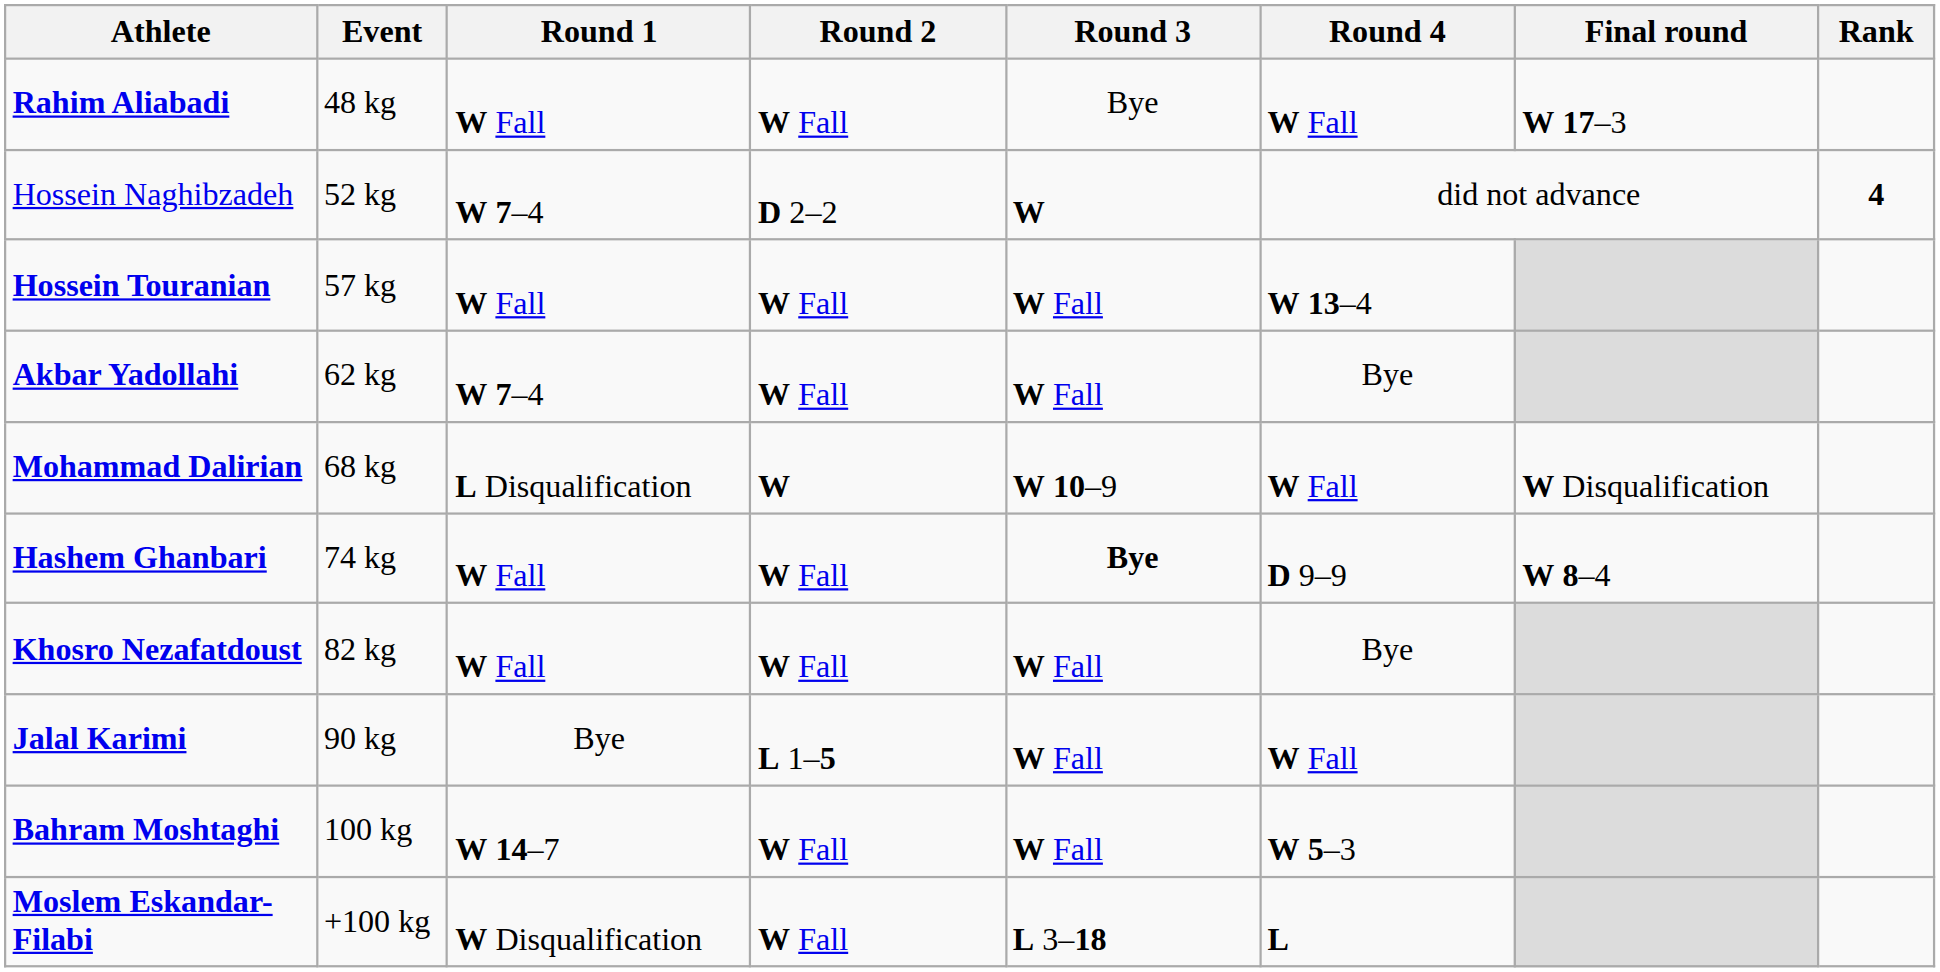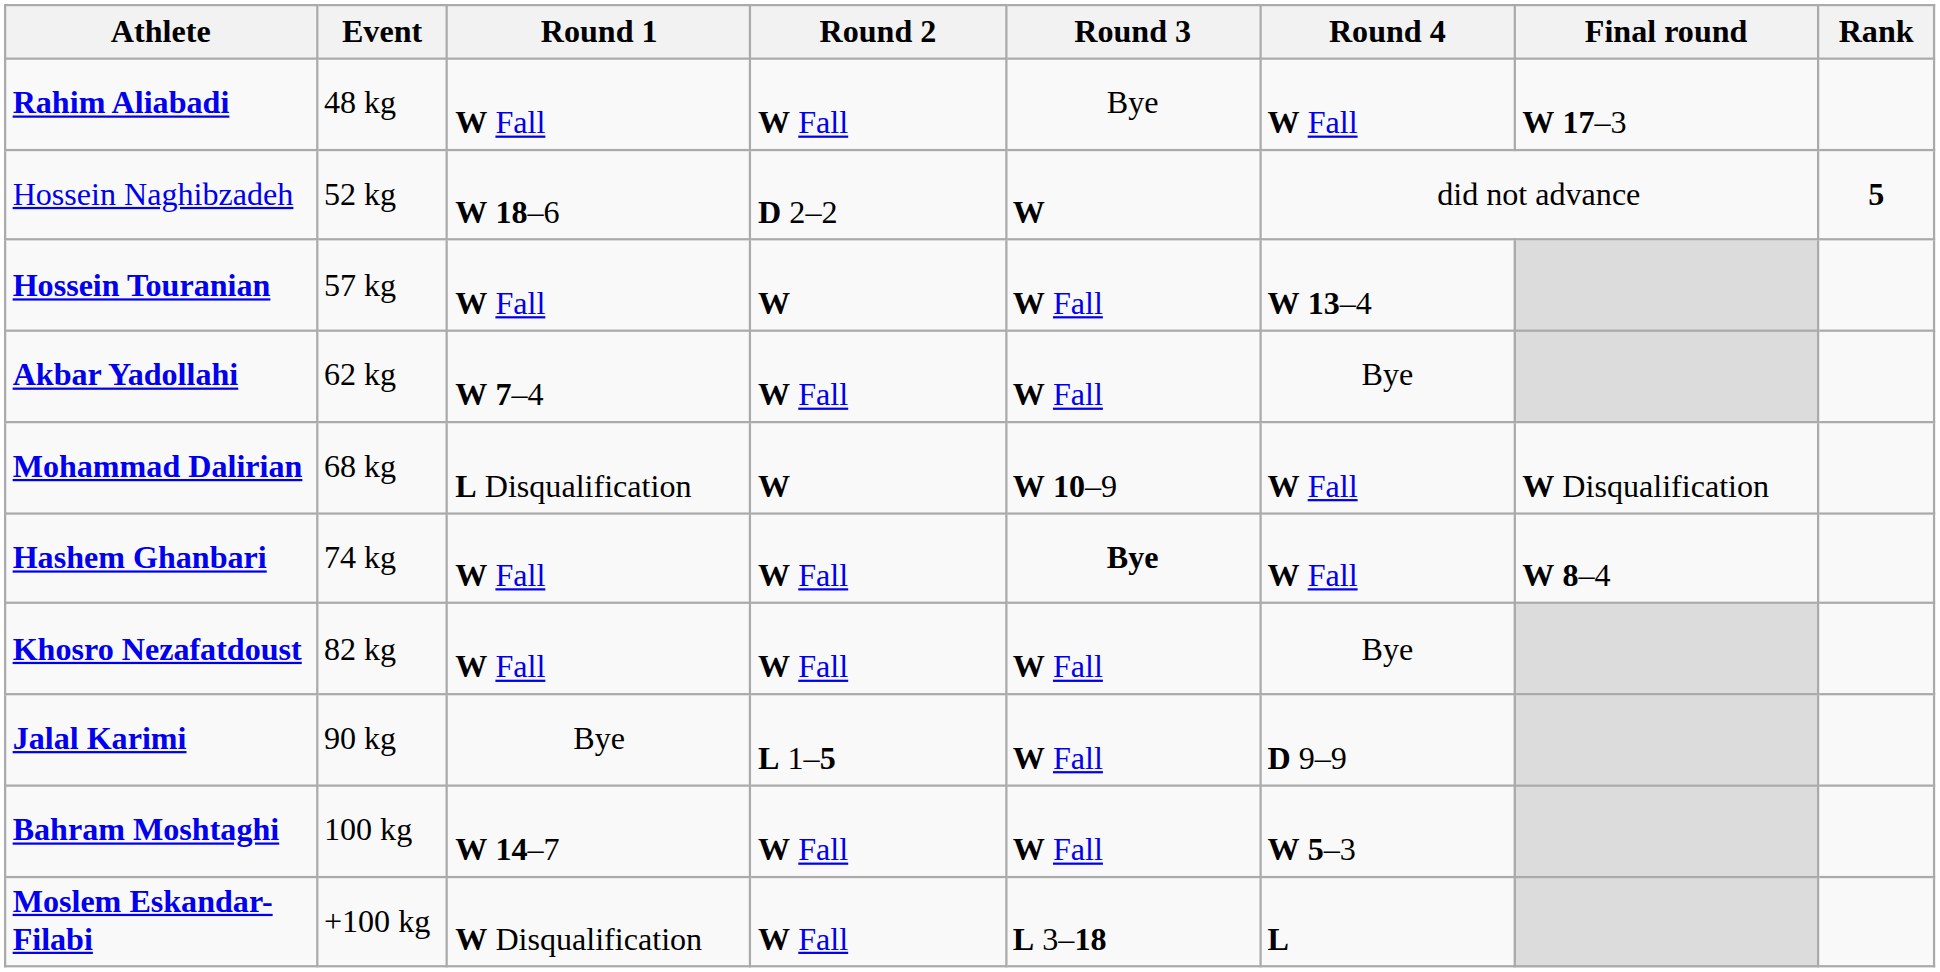(499, 213) W 7–4 -> (507, 213) W 18–6
(1876, 194) 4 -> (1876, 194) 5
(803, 303) W Fall -> (774, 303) W
(1307, 576) D 9–9 -> (1313, 576) W Fall
(1313, 758) W Fall -> (1307, 758) D 9–9
